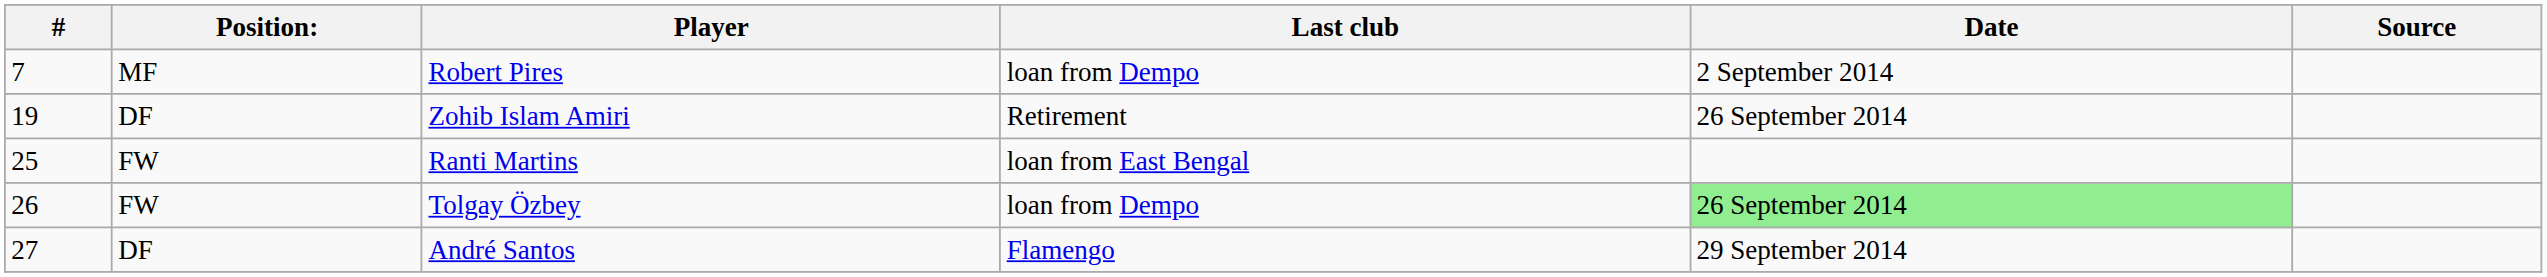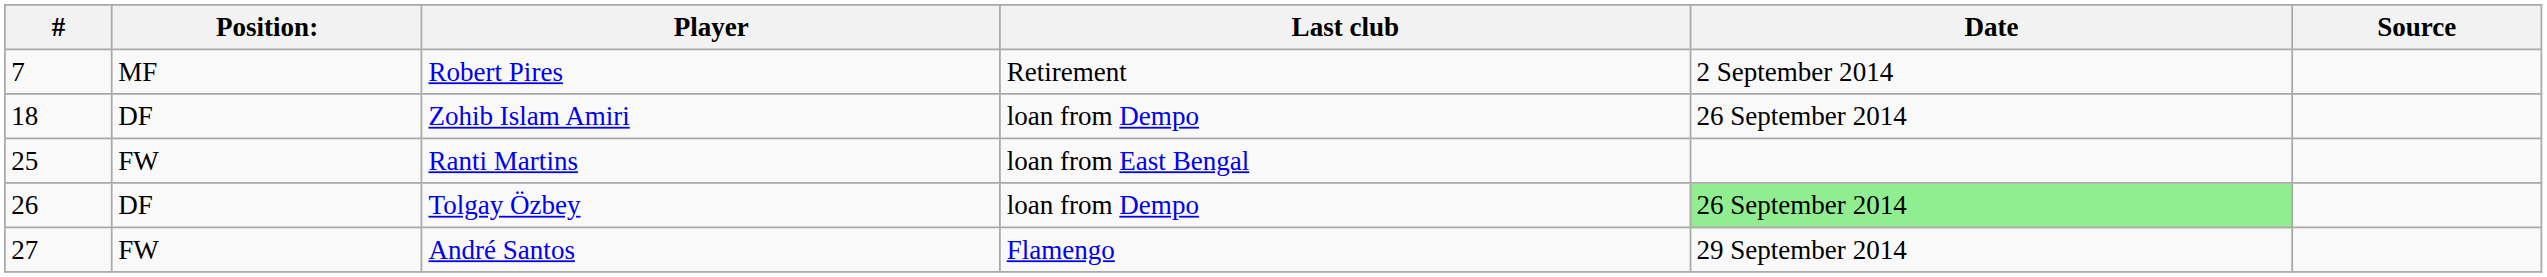(1103, 71) loan from Dempo -> (1067, 71) Retirement
(25, 116) 19 -> (25, 116) 18
(1067, 116) Retirement -> (1103, 116) loan from Dempo
(139, 205) FW -> (136, 205) DF
(136, 250) DF -> (139, 250) FW
